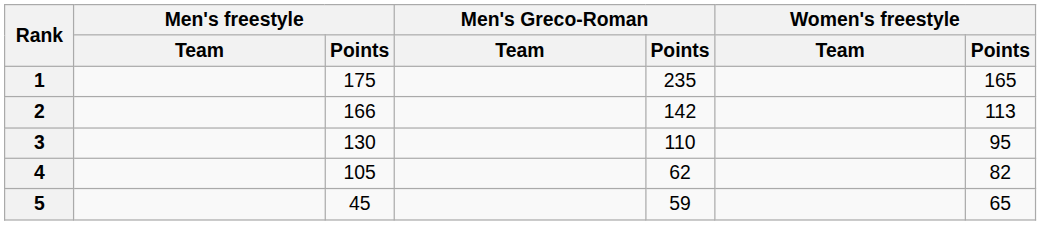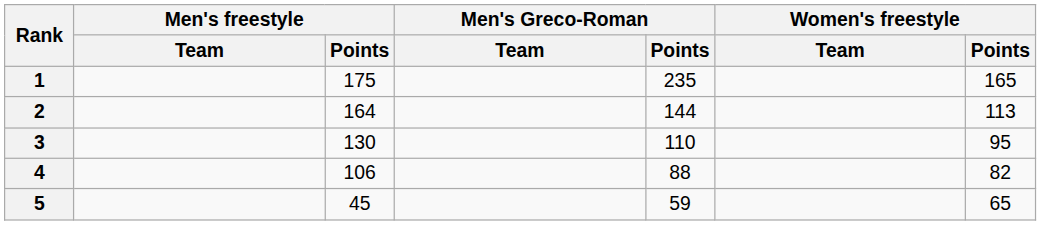(360, 111) 166 -> (360, 111) 164
(680, 111) 142 -> (680, 111) 144
(360, 173) 105 -> (360, 173) 106
(680, 173) 62 -> (680, 173) 88
